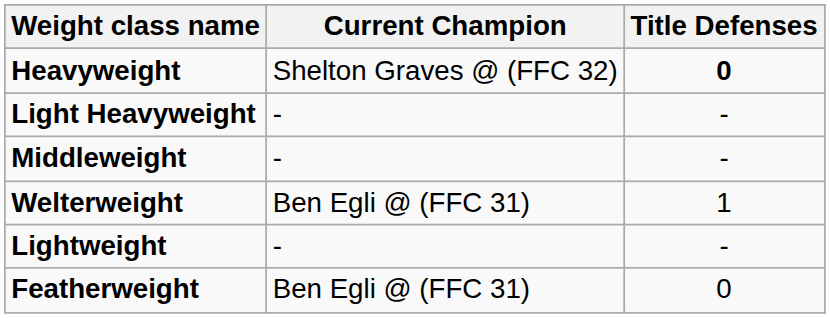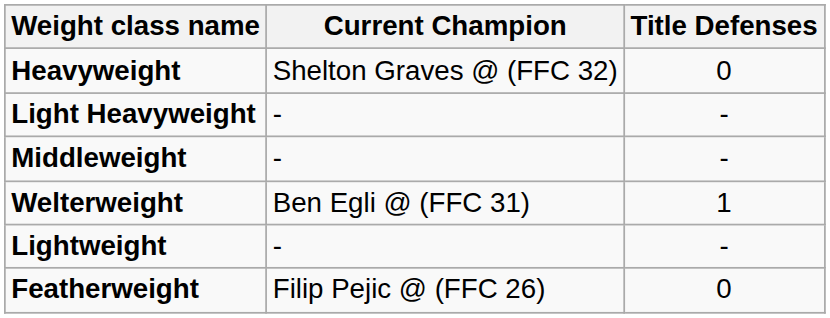(724, 70) bold -> (724, 70) normal
(401, 289) Ben Egli @ (FFC 31) -> (409, 289) Filip Pejic @ (FFC 26)
